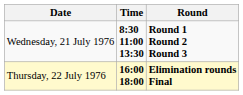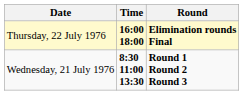rows swapped: (61, 41) <-> (56, 76)
